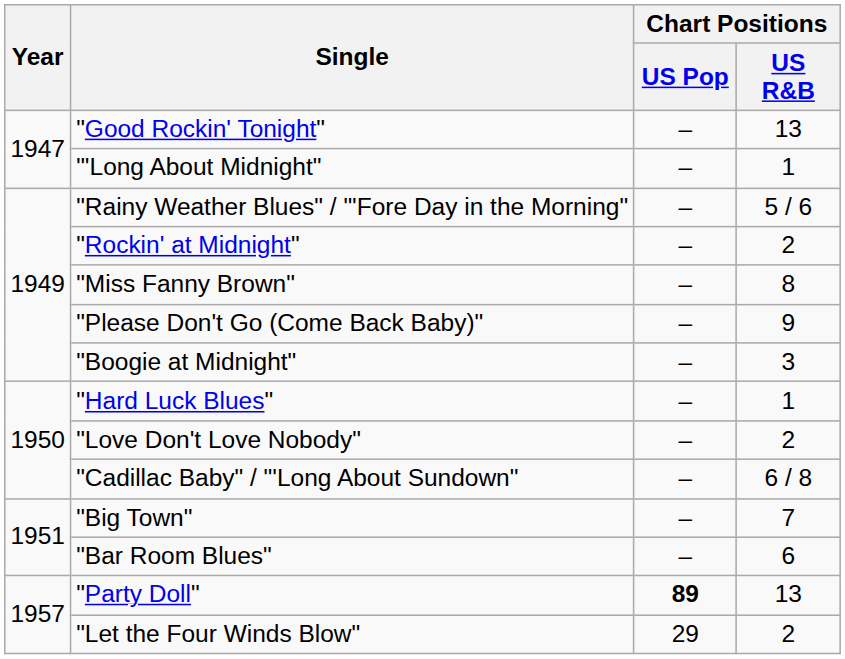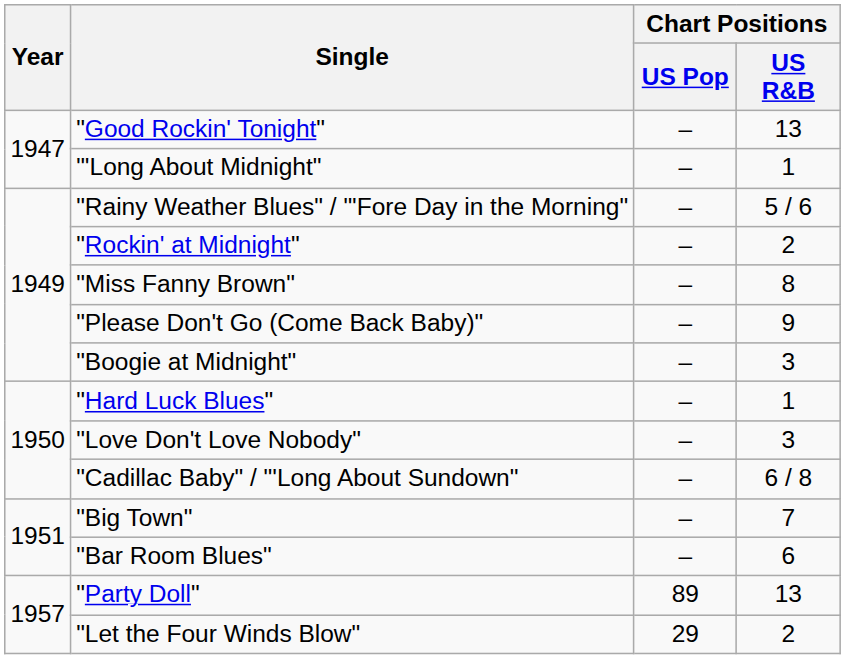(788, 439) 2 -> (788, 439) 3
(685, 594) bold -> (685, 594) normal
